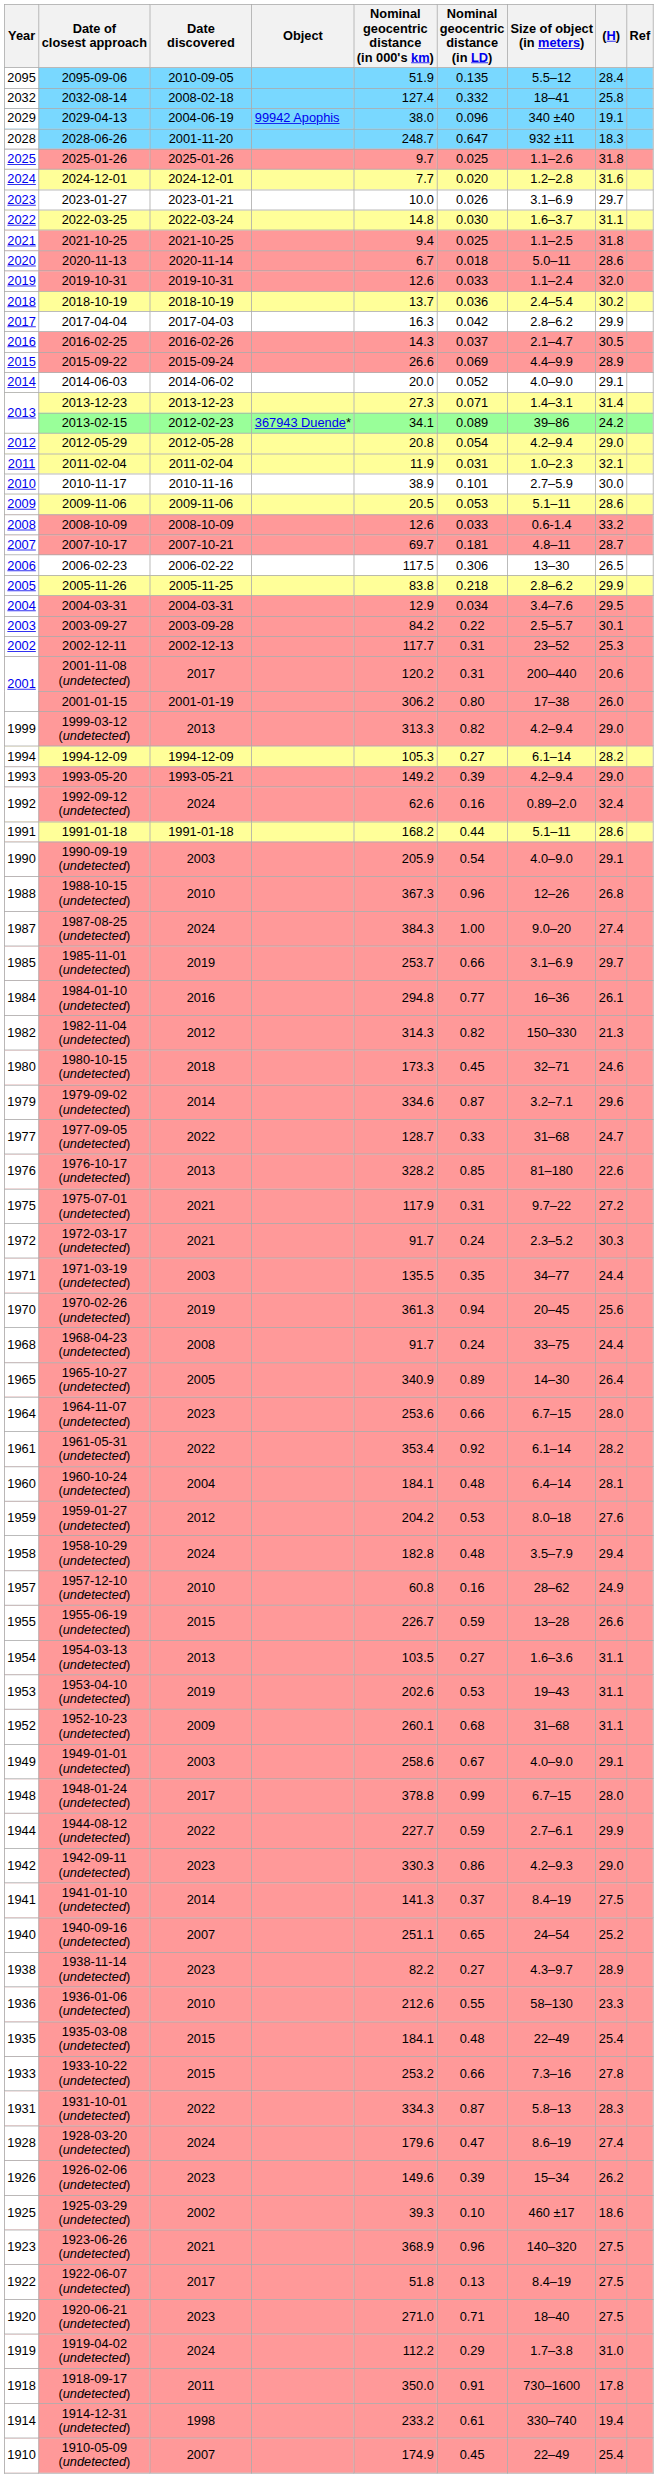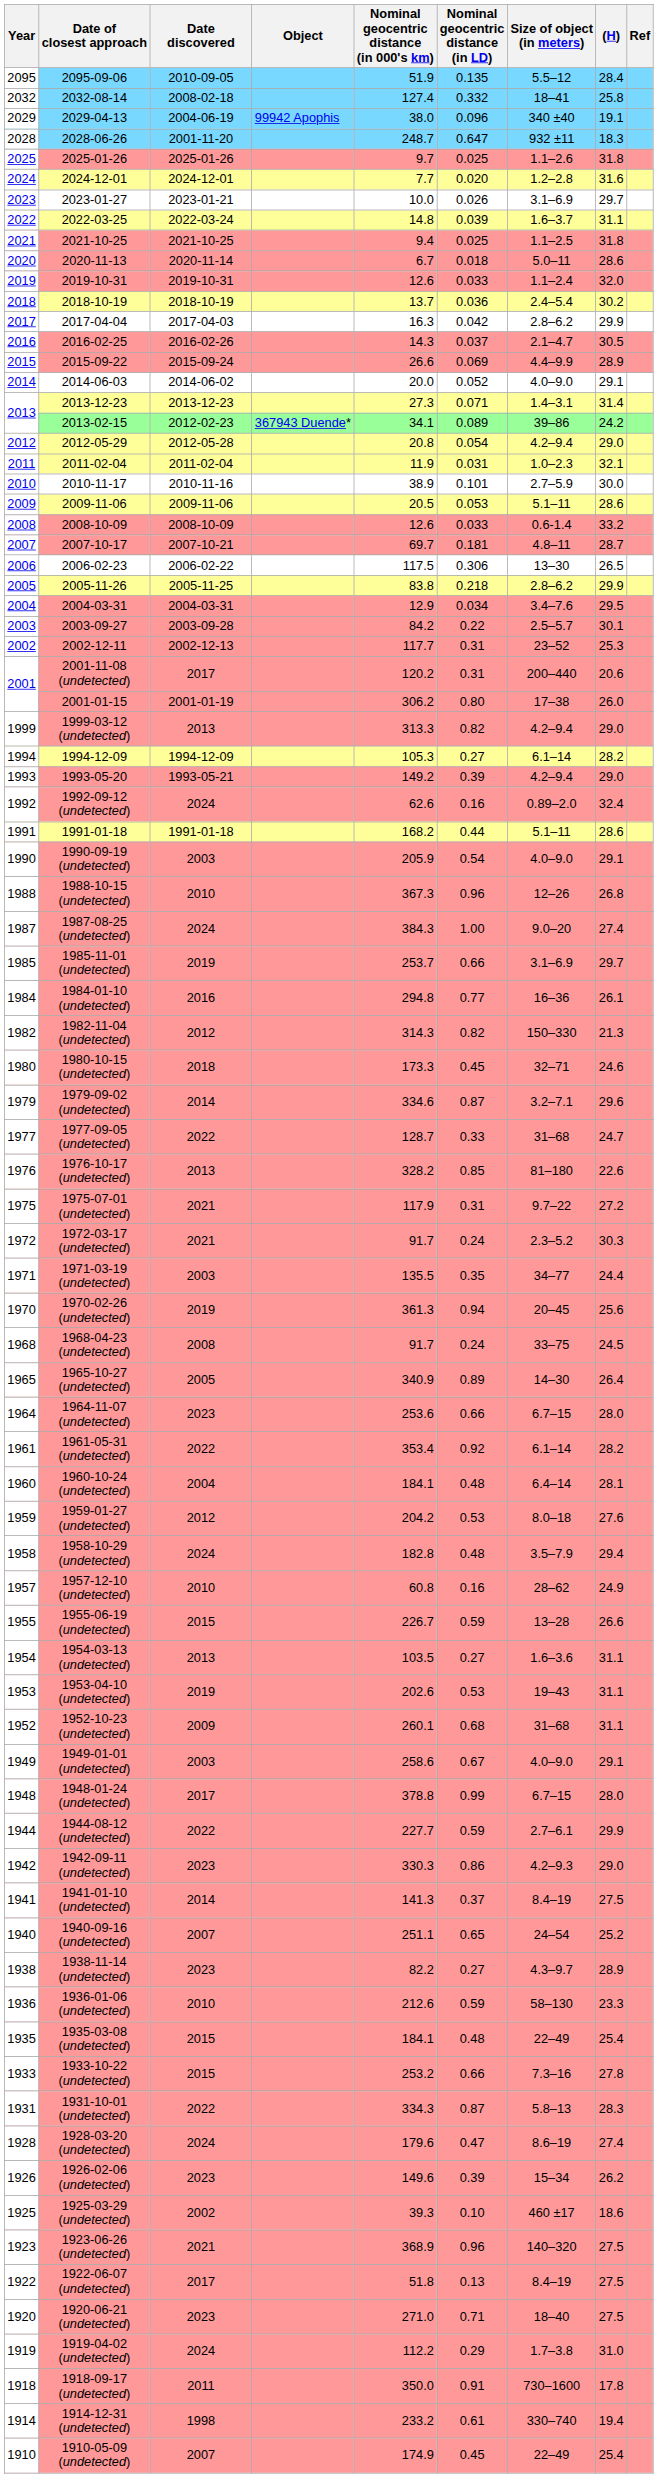(472, 220) 0.030 -> (472, 220) 0.039
(611, 1345) 24.4 -> (611, 1345) 24.5
(472, 2004) 0.55 -> (472, 2004) 0.59
